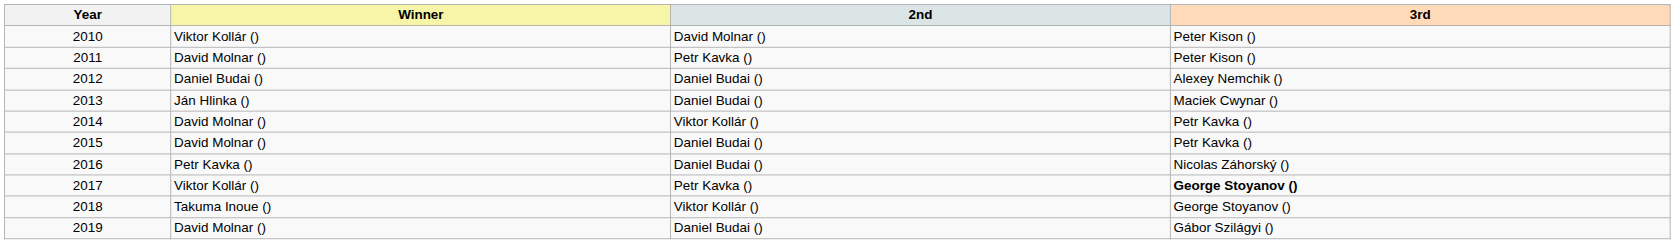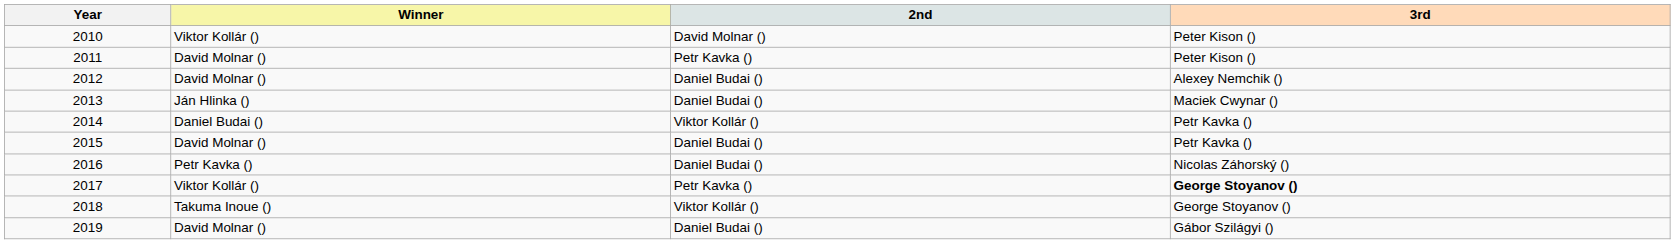(219, 79) Daniel Budai () -> (220, 79) David Molnar ()
(220, 121) David Molnar () -> (219, 121) Daniel Budai ()
